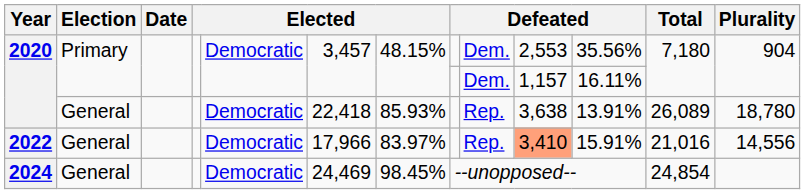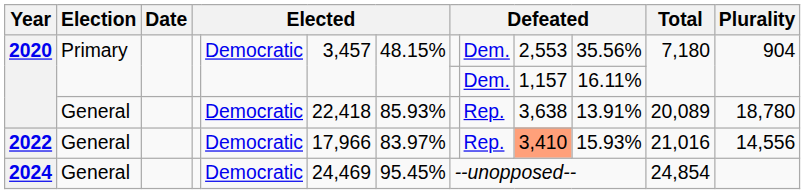(680, 111) 26,089 -> (680, 111) 20,089
(609, 142) 15.91% -> (609, 142) 15.93%
(413, 173) 98.45% -> (413, 173) 95.45%
